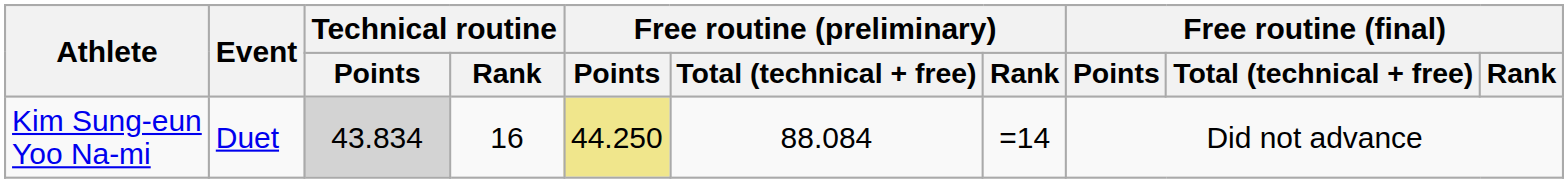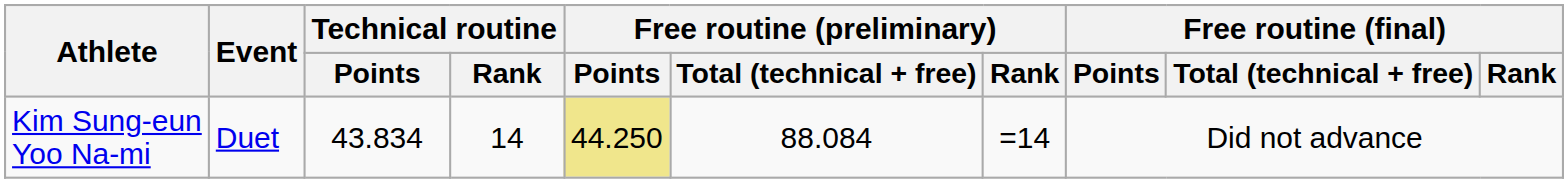(377, 138) lightgrey background -> (377, 138) no background
(507, 138) 16 -> (507, 138) 14
